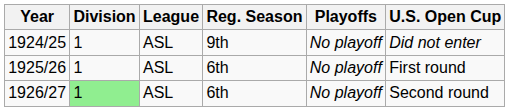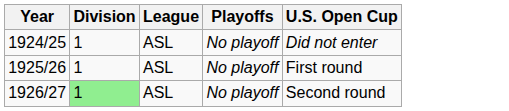- column: (254, 17)
